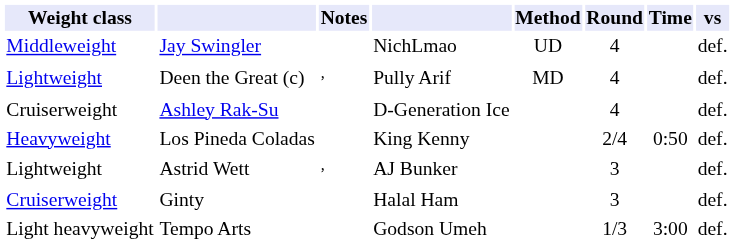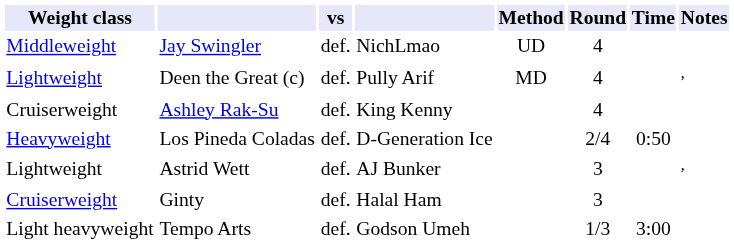columns swapped: (713, 17) <-> (344, 17)
(441, 109) D-Generation Ice -> (404, 109) King Kenny
(421, 137) King Kenny -> (425, 137) D-Generation Ice
